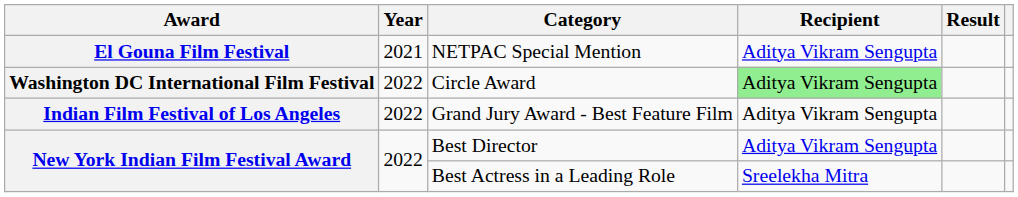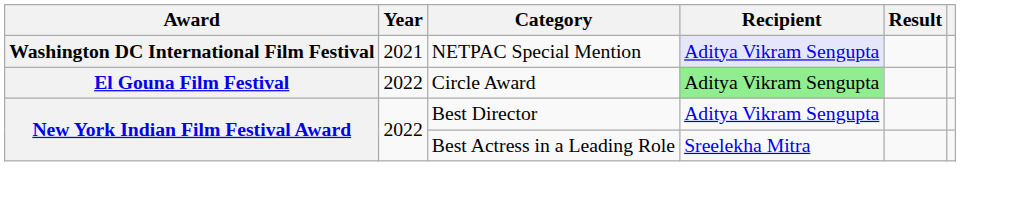(192, 51) El Gouna Film Festival -> (192, 51) Washington DC International Film Festival
(840, 51) no background -> (782, 51) lavender background
(192, 82) Washington DC International Film Festival -> (192, 82) El Gouna Film Festival
- row: (582, 113)
